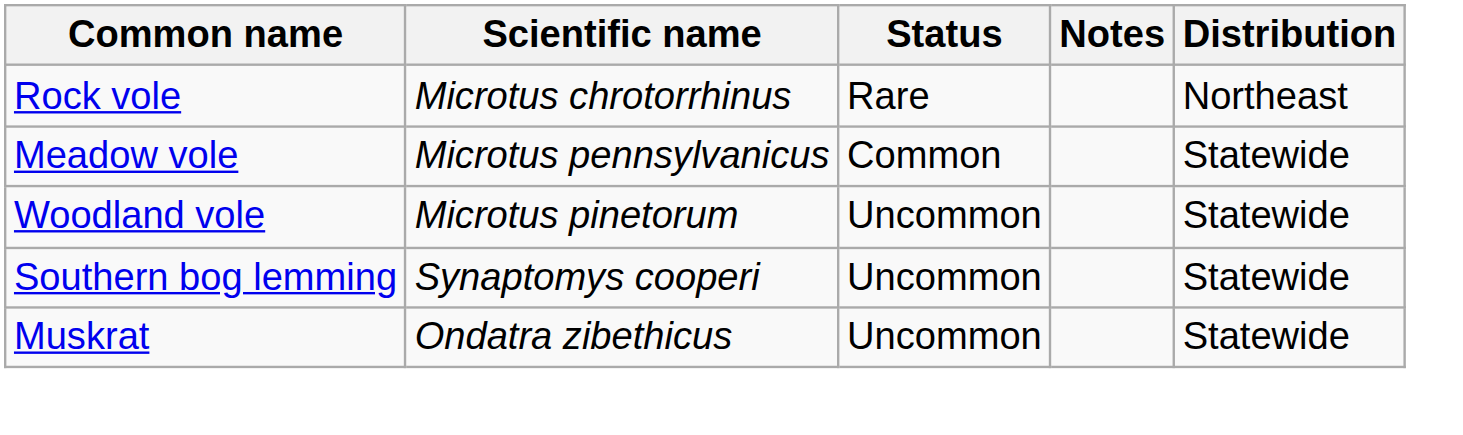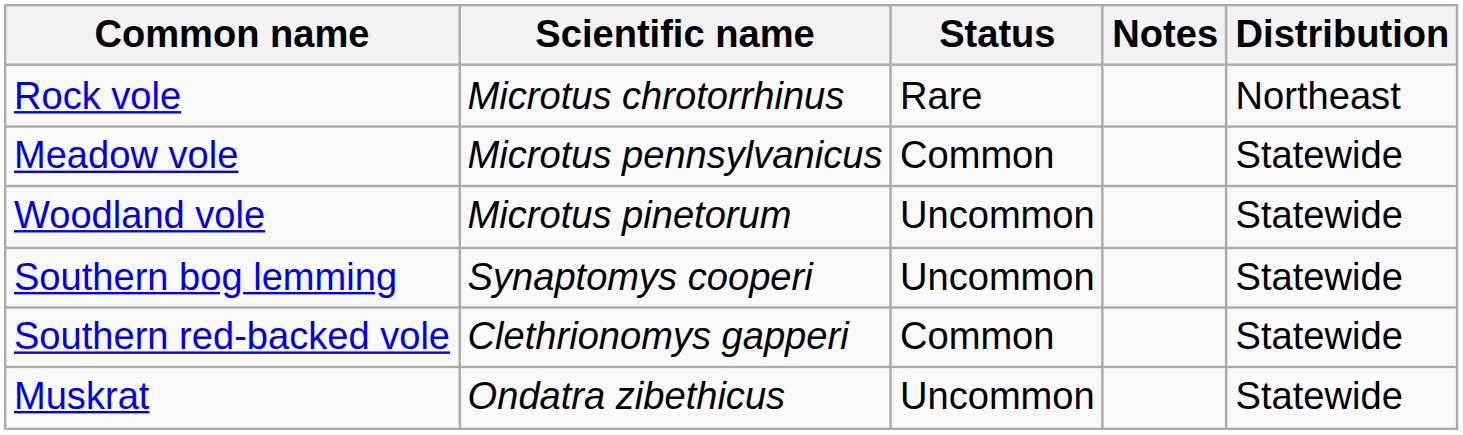+ row: (232, 336)
